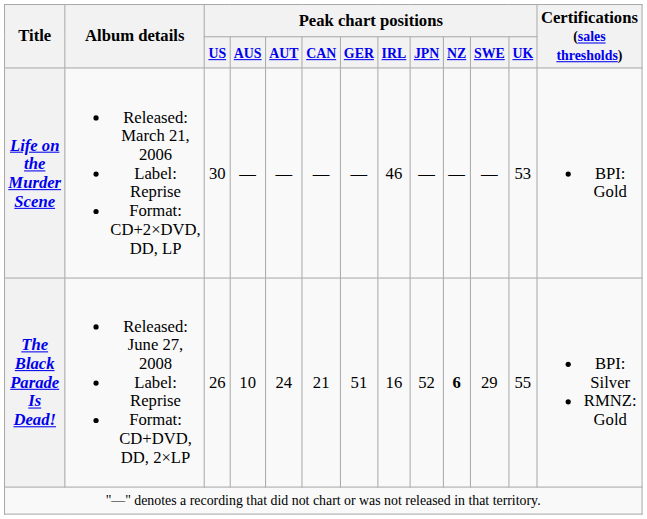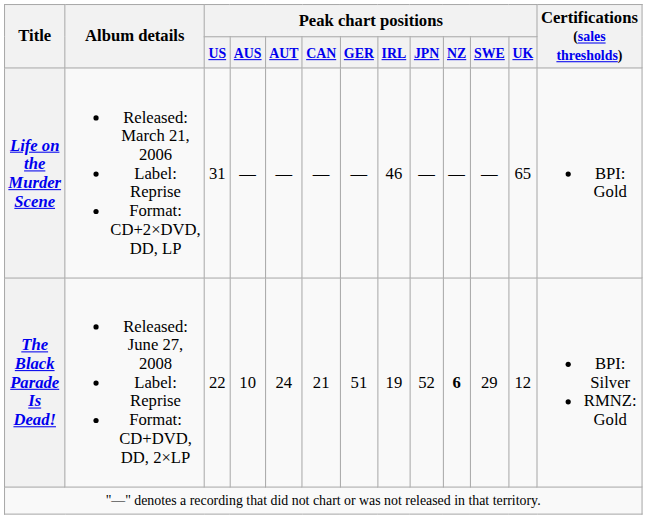(217, 173) 30 -> (217, 173) 31
(523, 173) 53 -> (523, 173) 65
(217, 382) 26 -> (217, 382) 22
(394, 382) 16 -> (394, 382) 19
(523, 382) 55 -> (523, 382) 12
